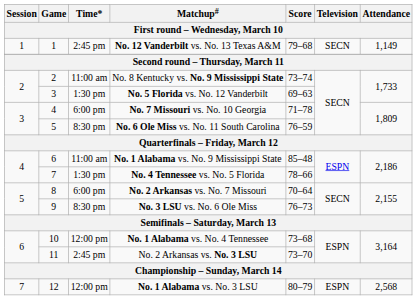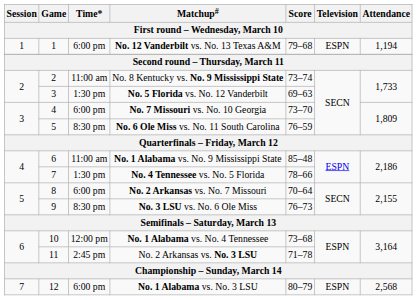(89, 46) 2:45 pm -> (89, 46) 6:00 pm
(337, 46) SECN -> (337, 46) ESPN
(386, 46) 1,149 -> (386, 46) 1,194
(300, 110) 71–78 -> (300, 110) 73–70
(300, 255) 73–70 -> (300, 255) 71–78
(89, 287) 12:00 pm -> (89, 287) 6:00 pm
